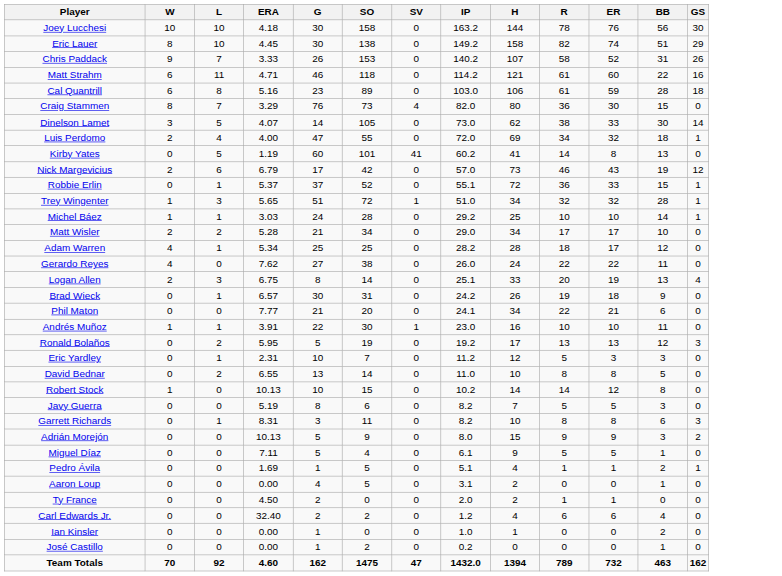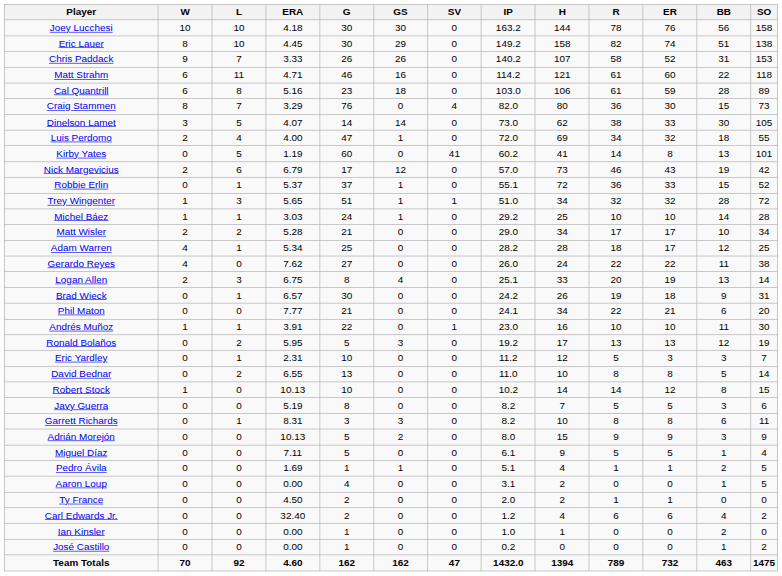columns swapped: (698, 12) <-> (367, 12)
